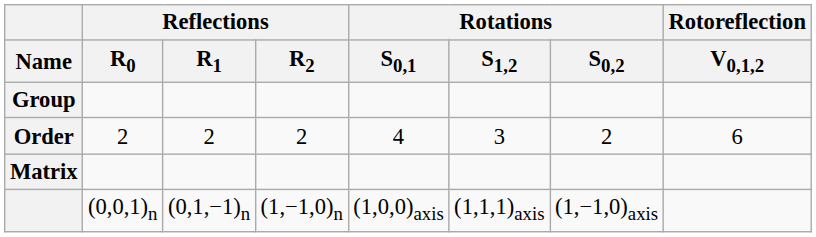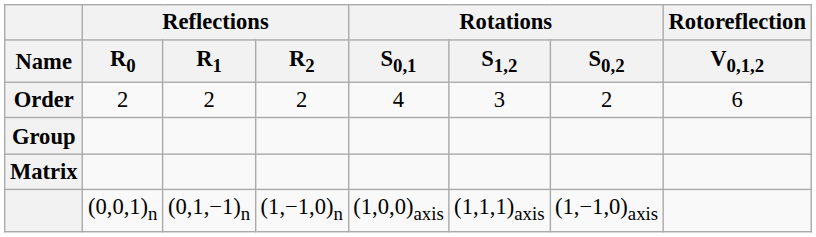rows swapped: (44, 99) <-> (44, 135)
